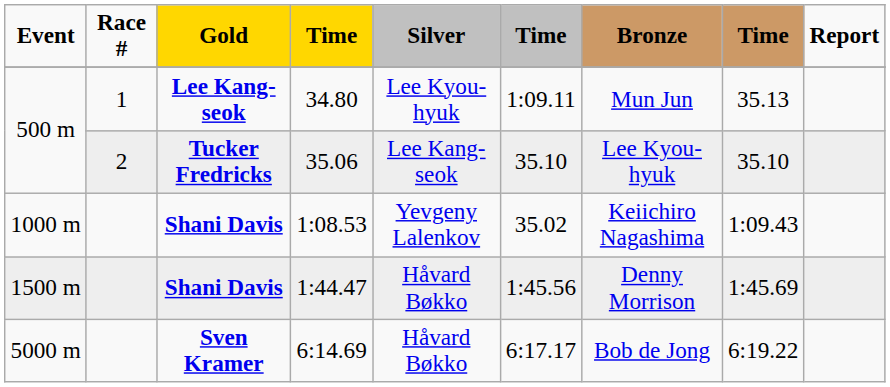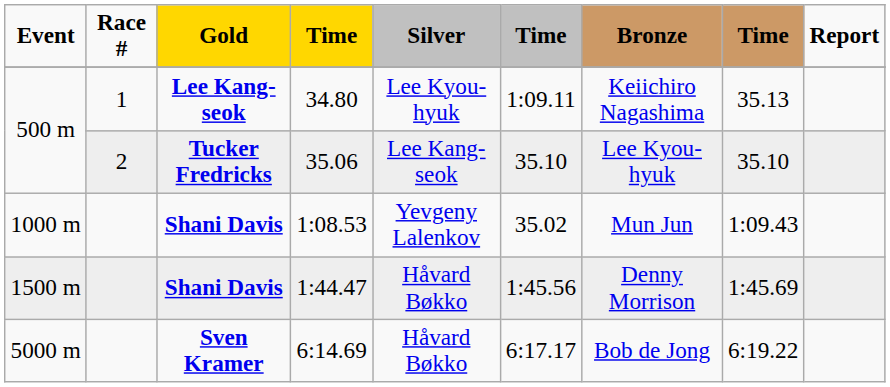(652, 98) Mun Jun -> (652, 98) Keiichiro Nagashima
(652, 224) Keiichiro Nagashima -> (652, 224) Mun Jun
